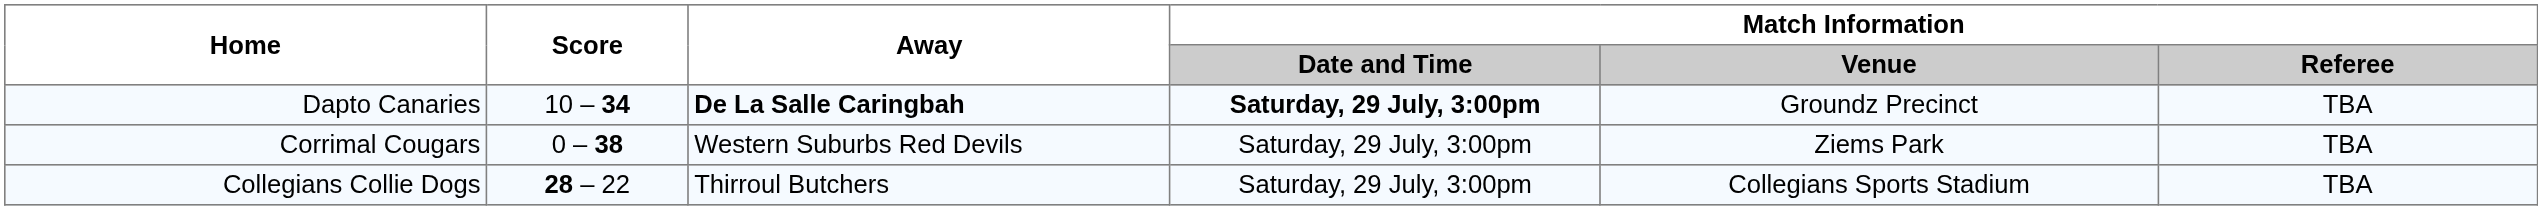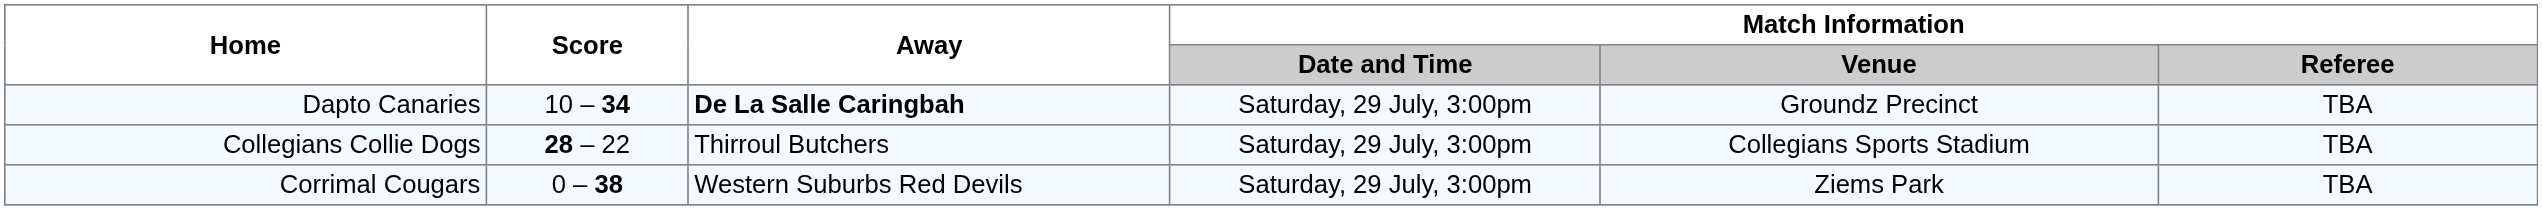(1385, 104) bold -> (1385, 104) normal
rows swapped: (380, 144) <-> (352, 184)
